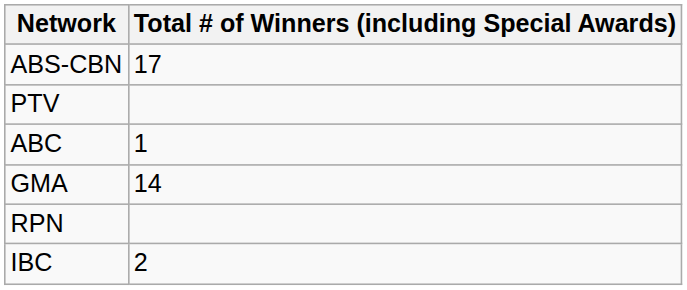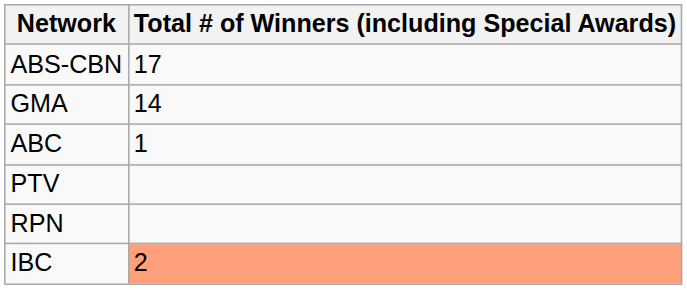rows swapped: (35, 104) <-> (39, 183)
(141, 263) no background -> (141, 263) lightsalmon background
